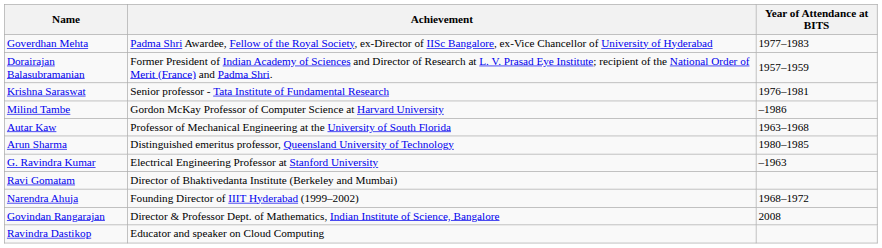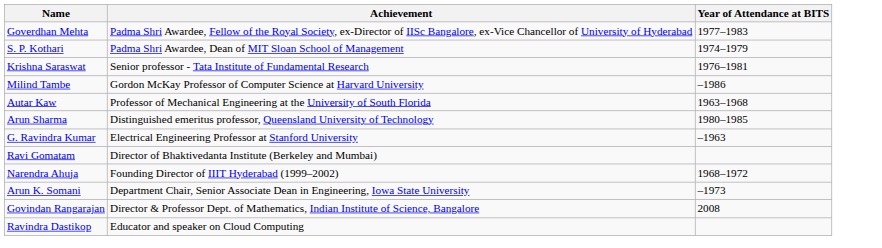- row: (46, 67)
+ row: (35, 48)
+ row: (44, 191)
